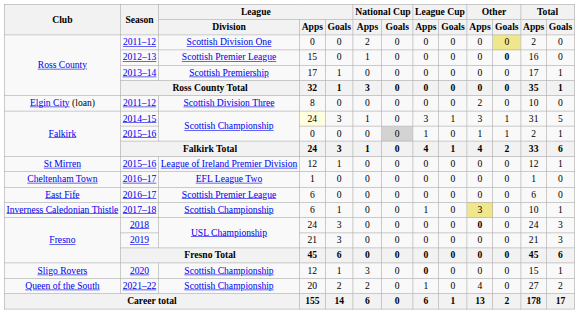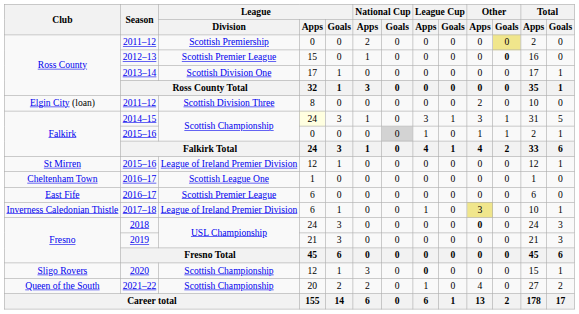(229, 42) Scottish Division One -> (229, 42) Scottish Premiership
(229, 73) Scottish Premiership -> (229, 73) Scottish Division One
(229, 179) EFL League Two -> (229, 179) Scottish League One
(229, 210) Scottish Championship -> (229, 210) League of Ireland Premier Division
